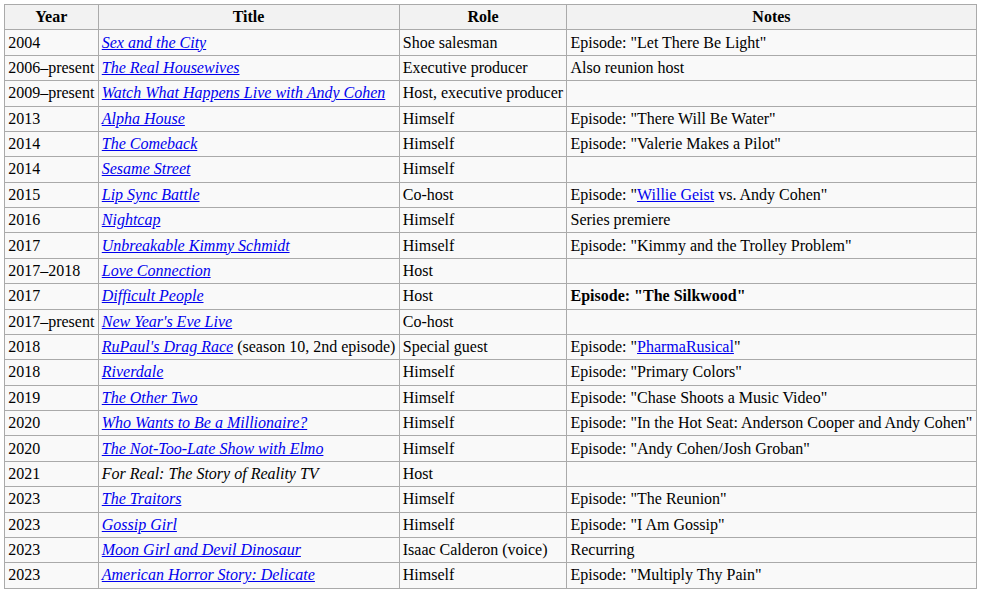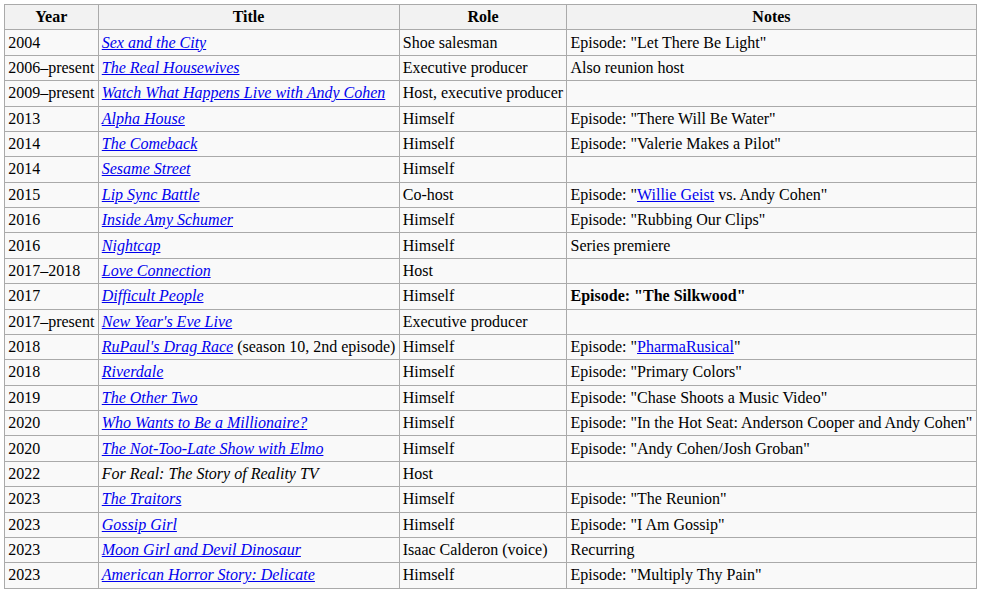+ row: (167, 220)
- row: (196, 245)
(418, 296) Host -> (429, 296) Himself
(428, 321) Co-host -> (465, 321) Executive producer
(445, 347) Special guest -> (429, 347) Himself
(24, 473) 2021 -> (24, 473) 2022
